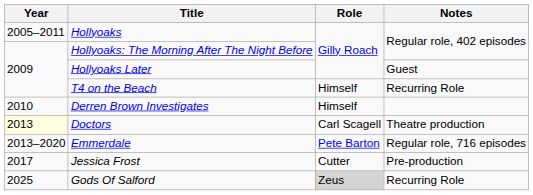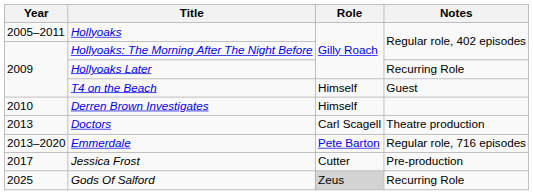(402, 69) Guest -> (425, 69) Recurring Role
(425, 87) Recurring Role -> (402, 87) Guest
(20, 124) lightyellow background -> (20, 124) no background
